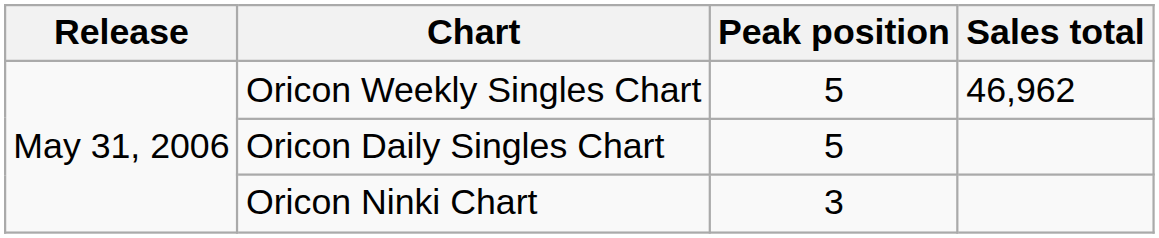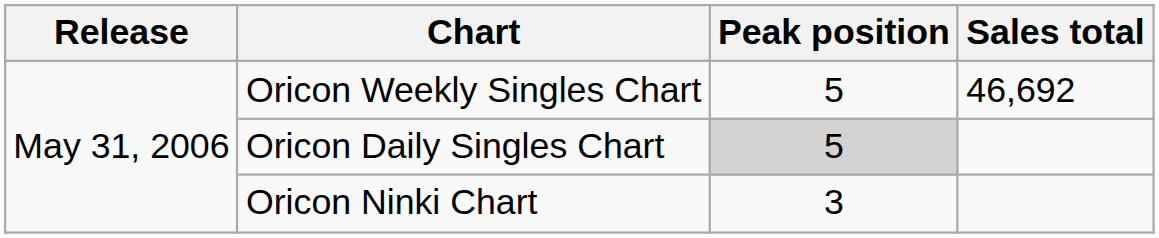(1021, 89) 46,962 -> (1021, 89) 46,692
(834, 145) no background -> (834, 145) lightgrey background
